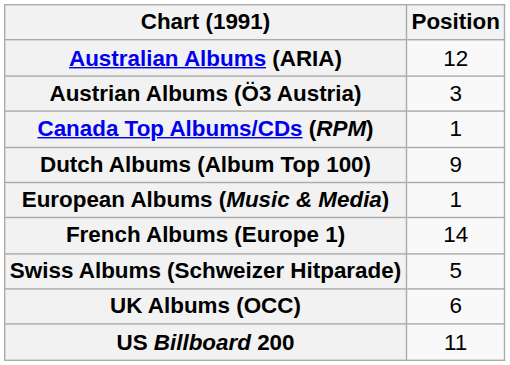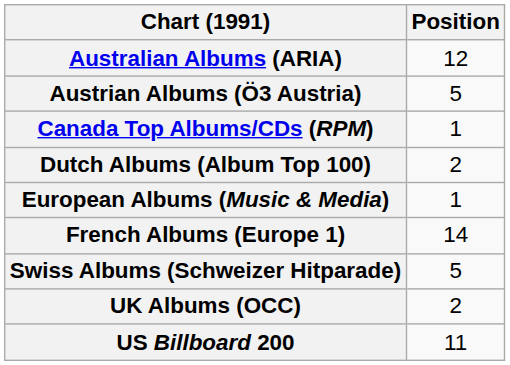(456, 93) 3 -> (456, 93) 5
(456, 164) 9 -> (456, 164) 2
(456, 306) 6 -> (456, 306) 2
